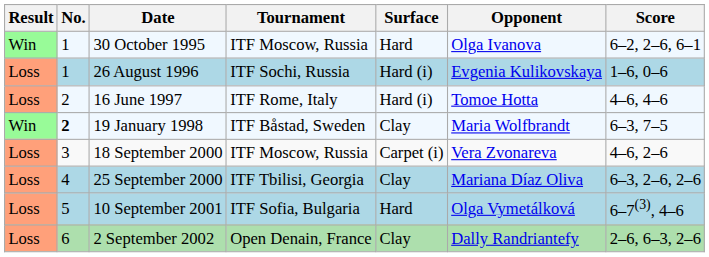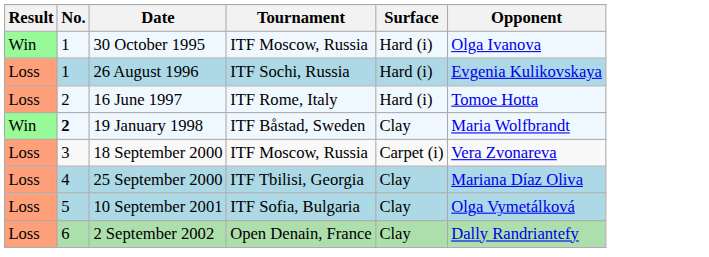- column: (655, 17)
(396, 44) Hard -> (406, 44) Hard (i)
(396, 208) Hard -> (395, 206) Clay
